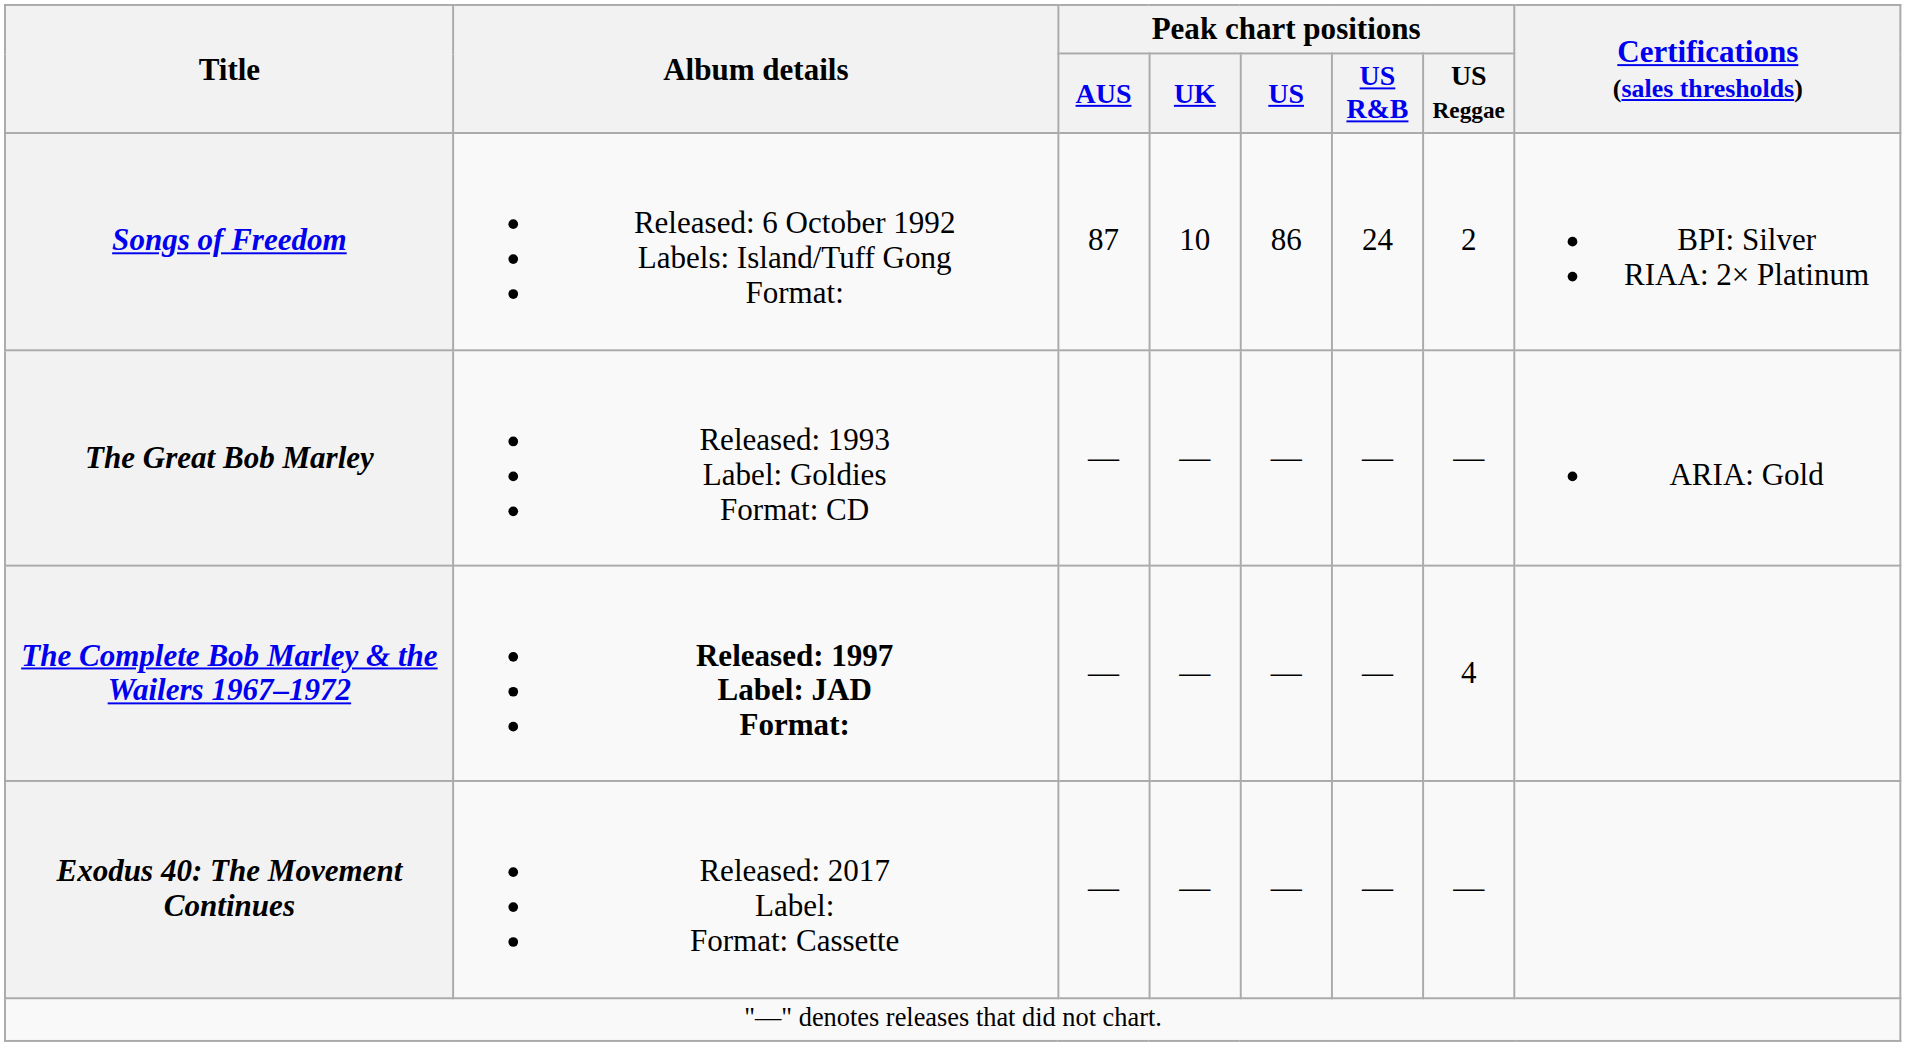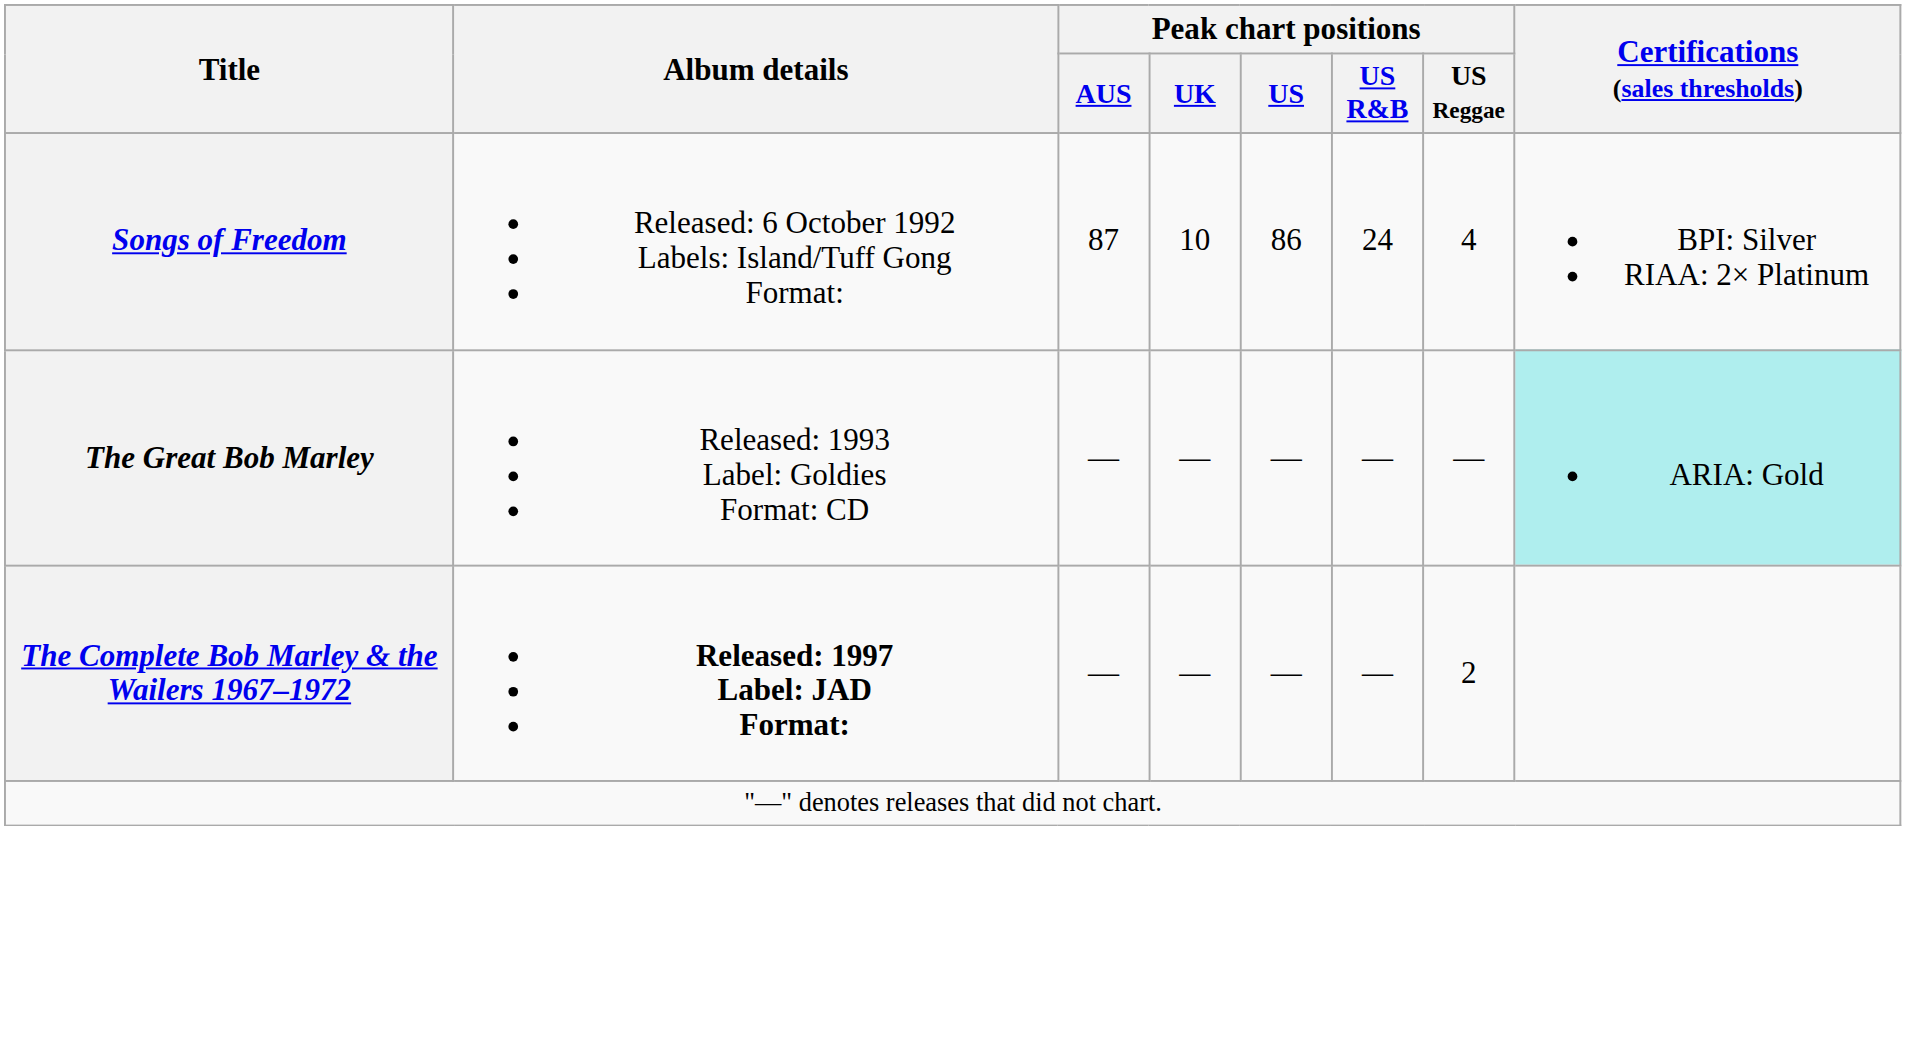(1469, 240) 2 -> (1469, 240) 4
(1708, 475) no background -> (1708, 475) paleturquoise background
(1469, 672) 4 -> (1469, 672) 2
- row: (229, 889)
